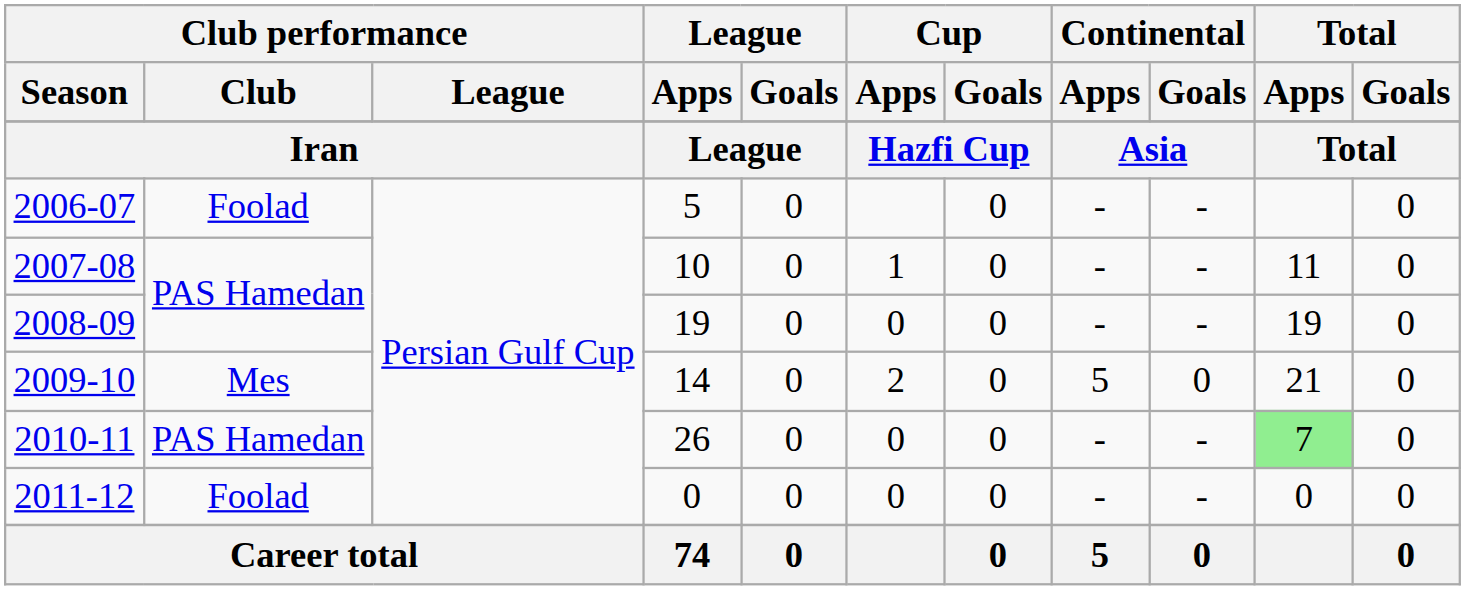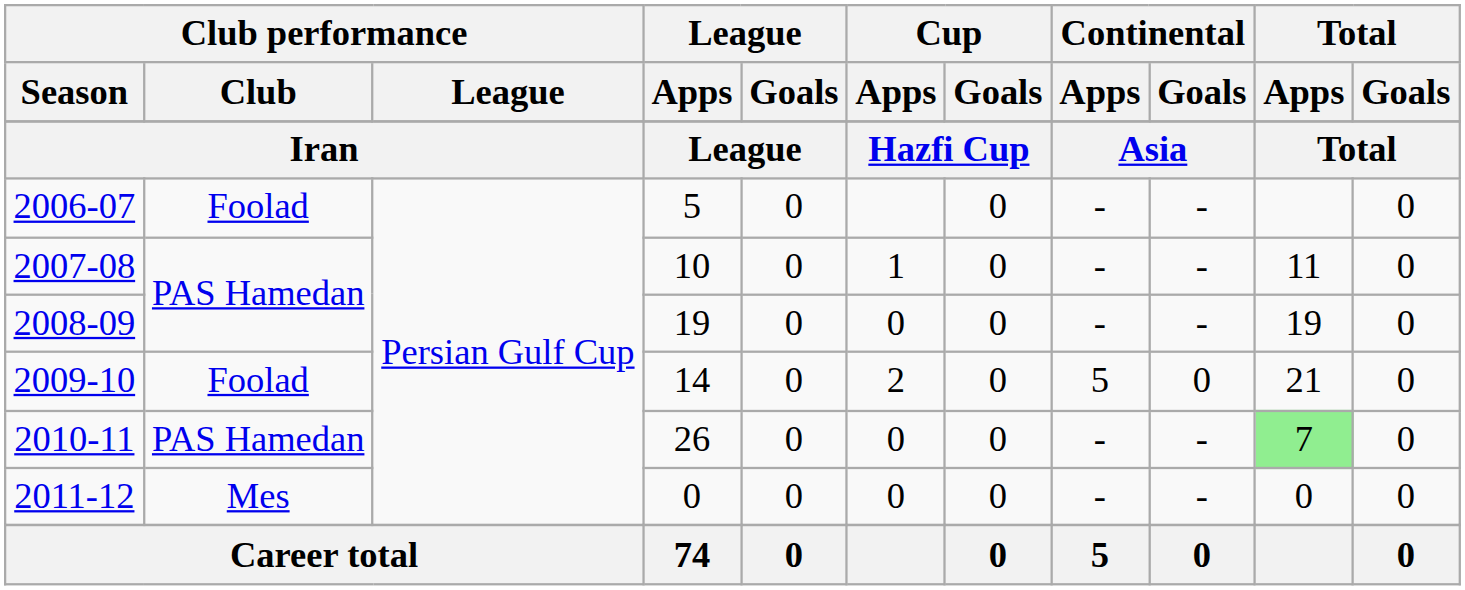(258, 380) Mes -> (258, 380) Foolad
(258, 496) Foolad -> (258, 496) Mes
